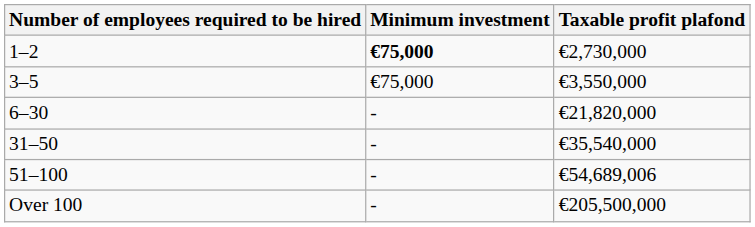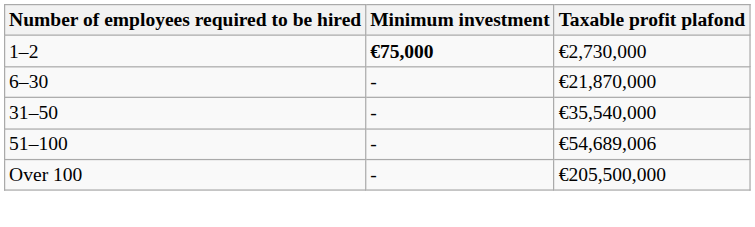- row: (24, 81)
(607, 112) €21,820,000 -> (607, 81) €21,870,000
